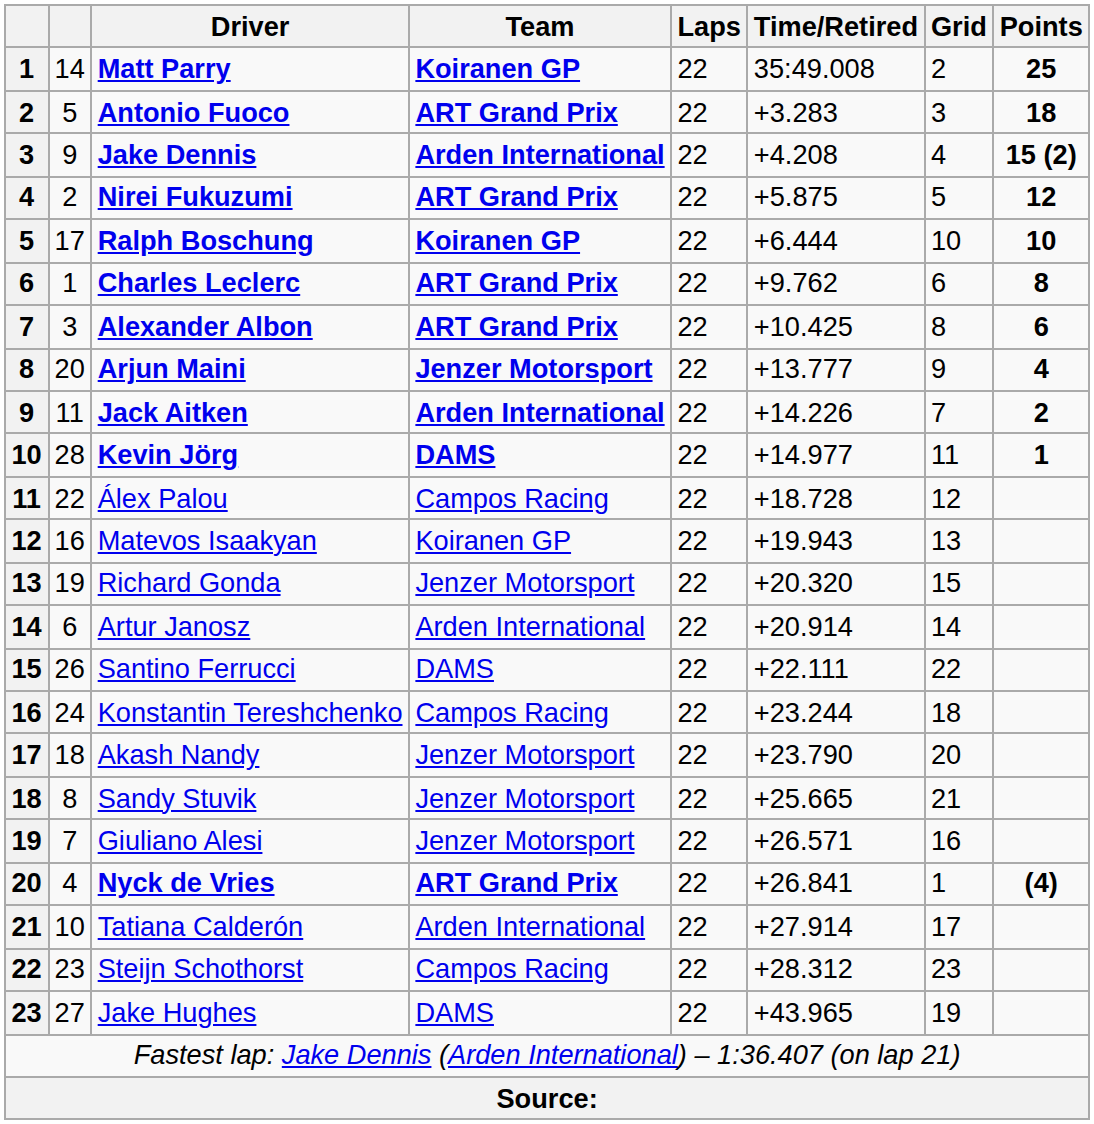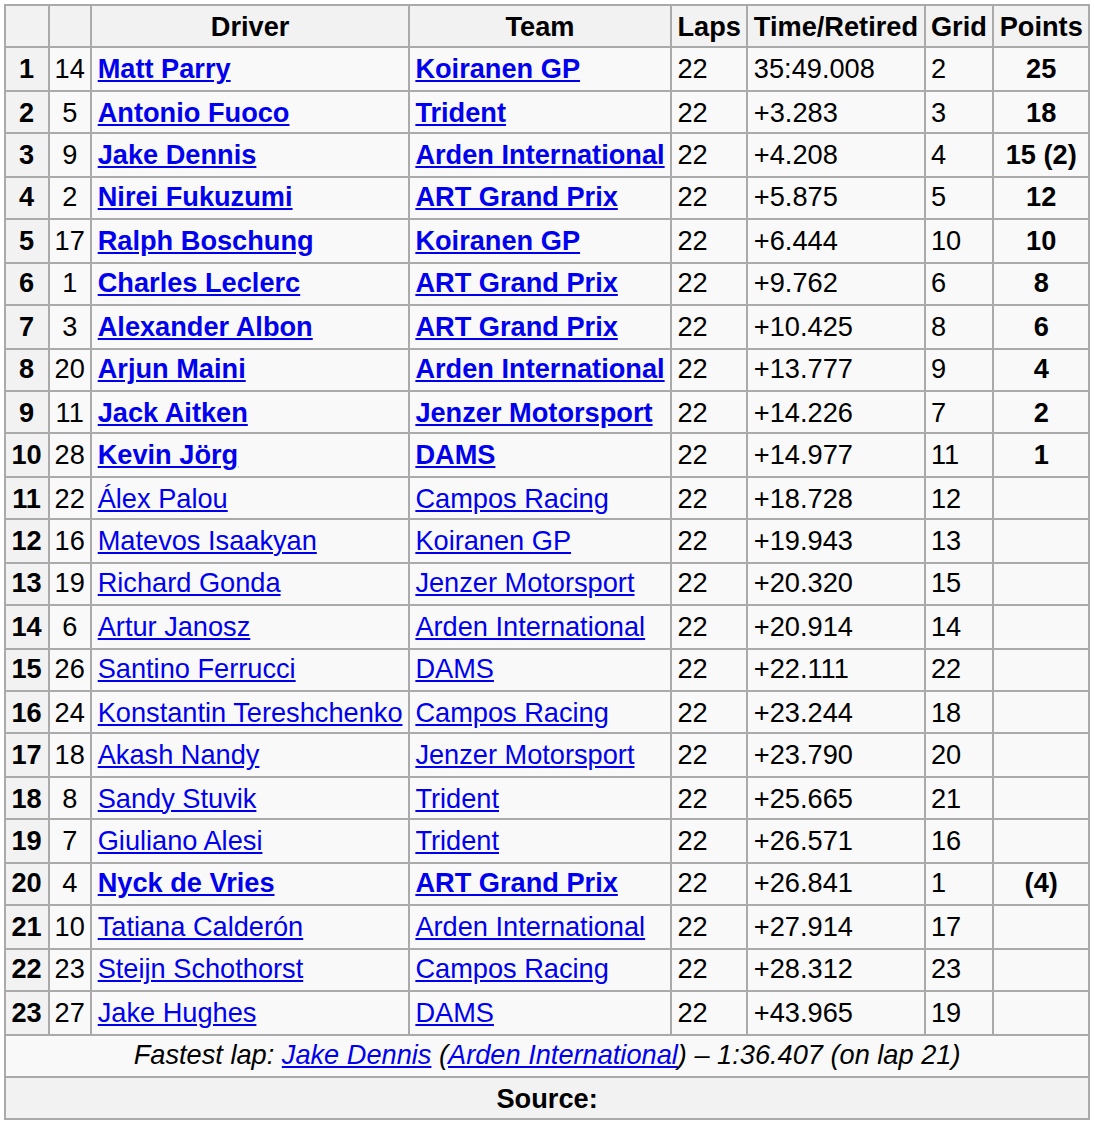(517, 112) ART Grand Prix -> (461, 112) Trident
(534, 369) Jenzer Motorsport -> (540, 369) Arden International
(540, 412) Arden International -> (534, 412) Jenzer Motorsport
(525, 798) Jenzer Motorsport -> (457, 798) Trident
(525, 841) Jenzer Motorsport -> (457, 841) Trident
